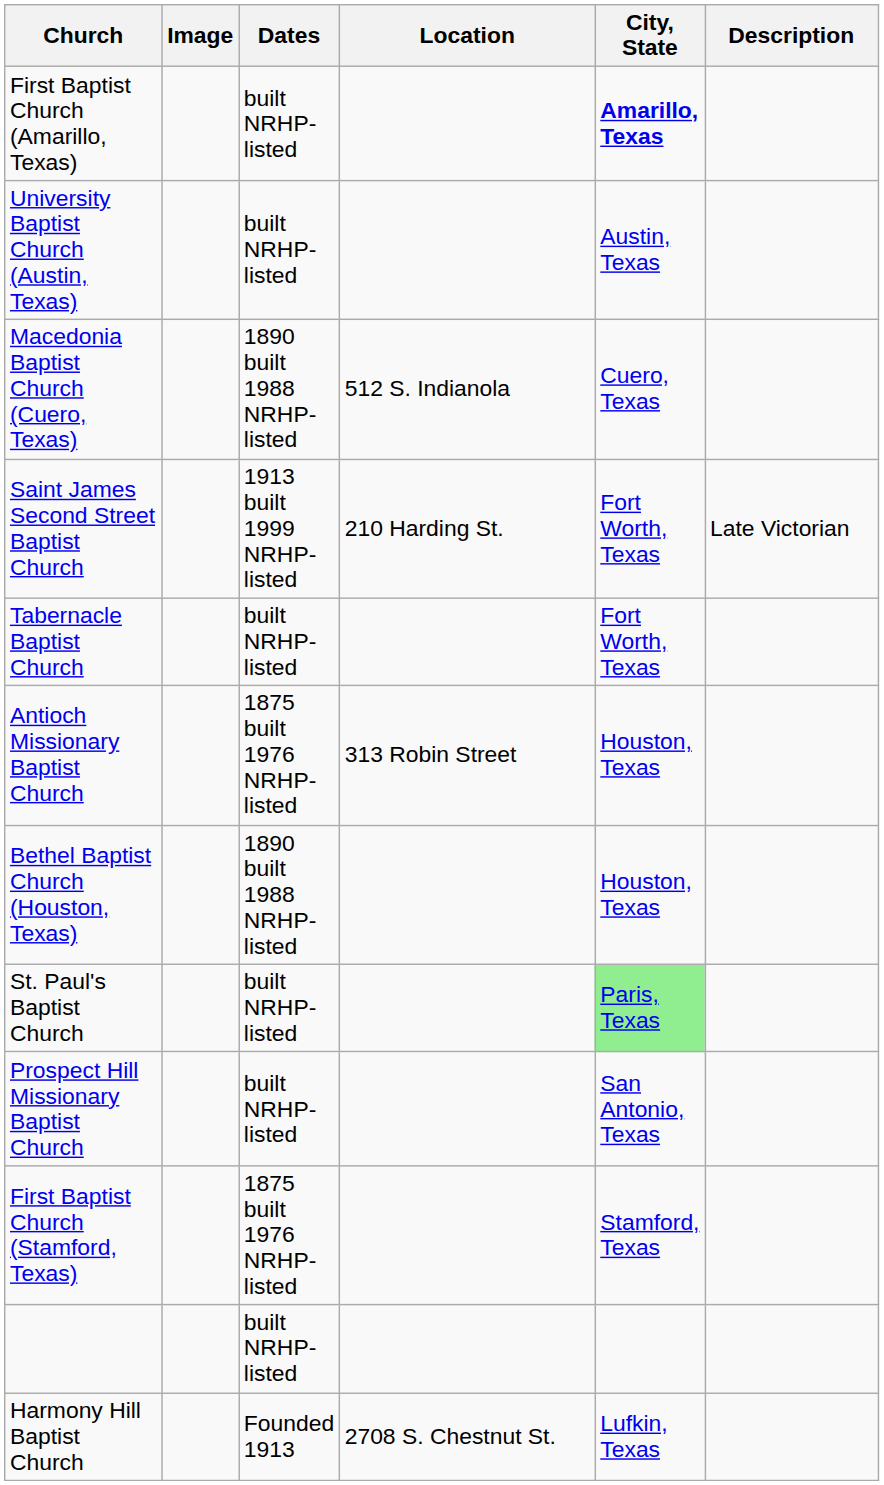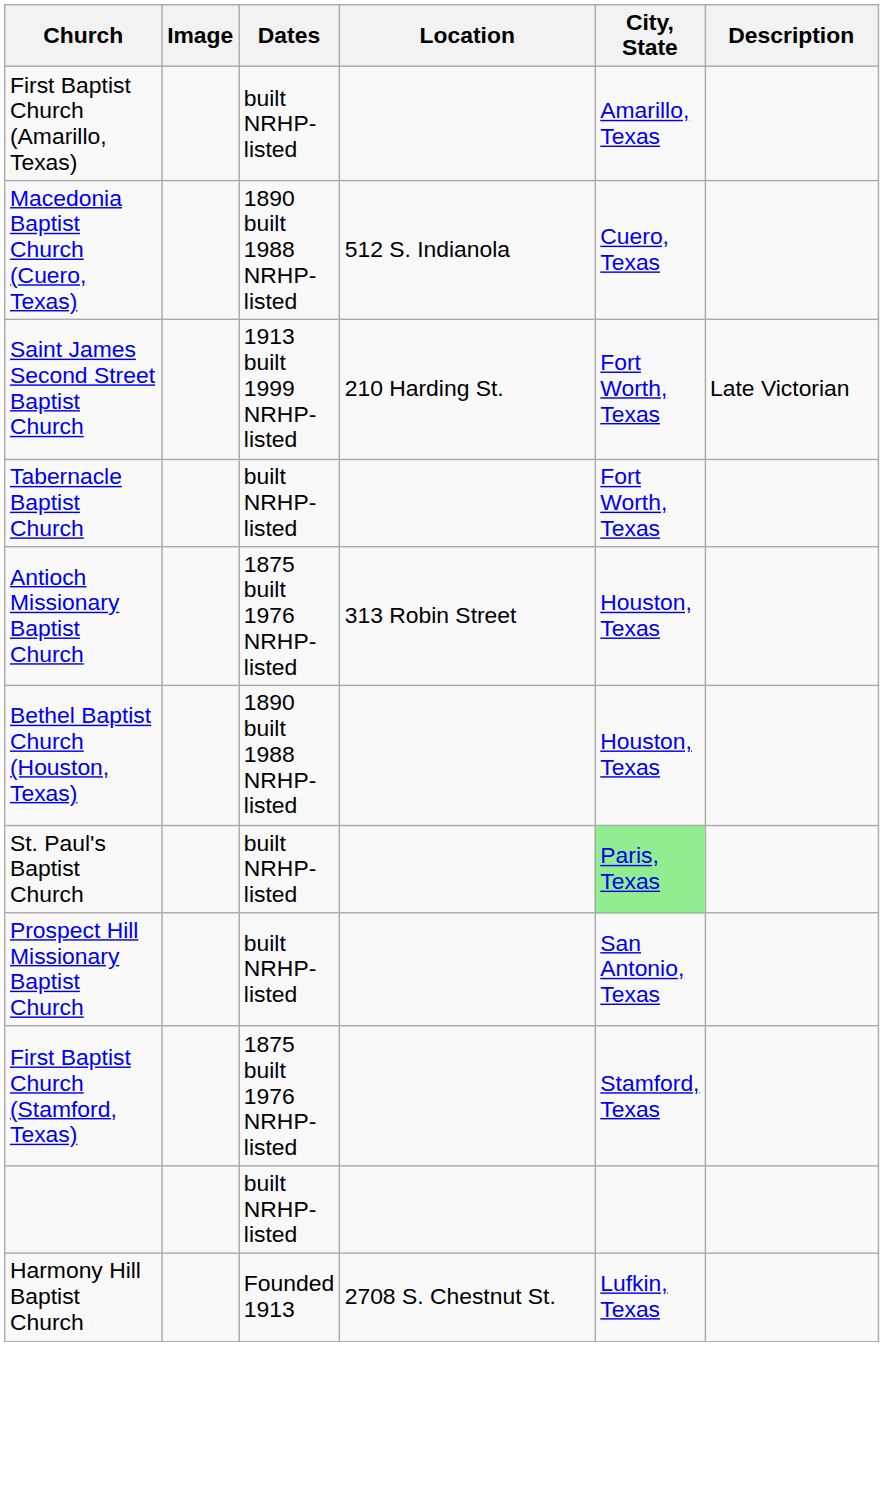(649, 123) bold -> (645, 123) normal
- row: (60, 249)
